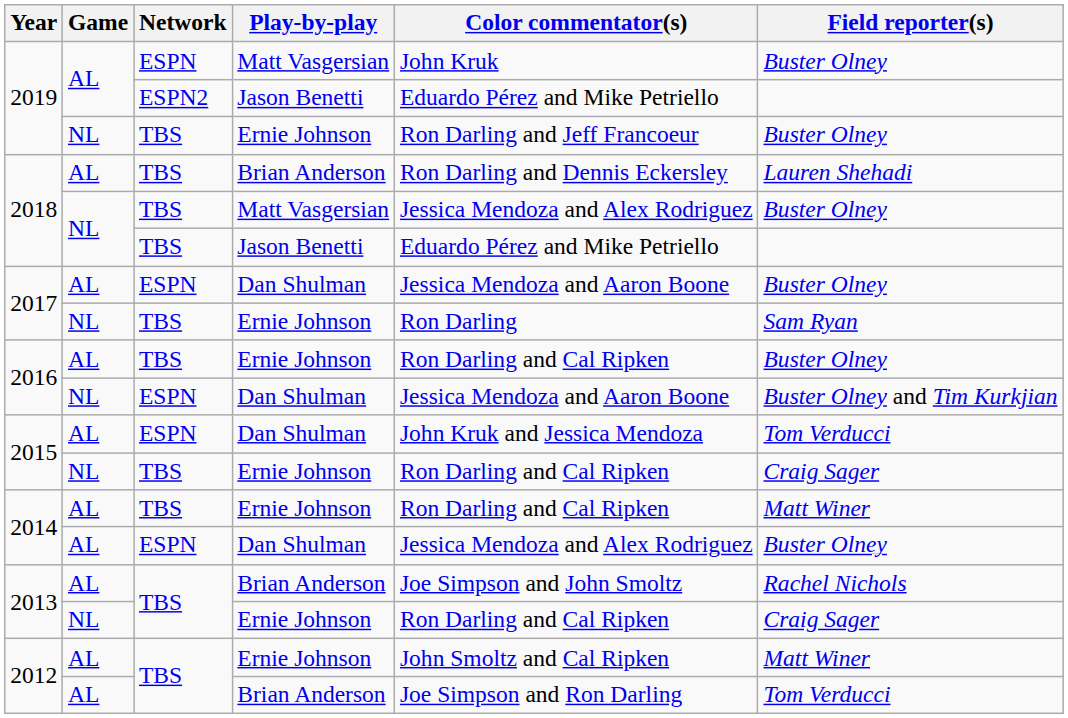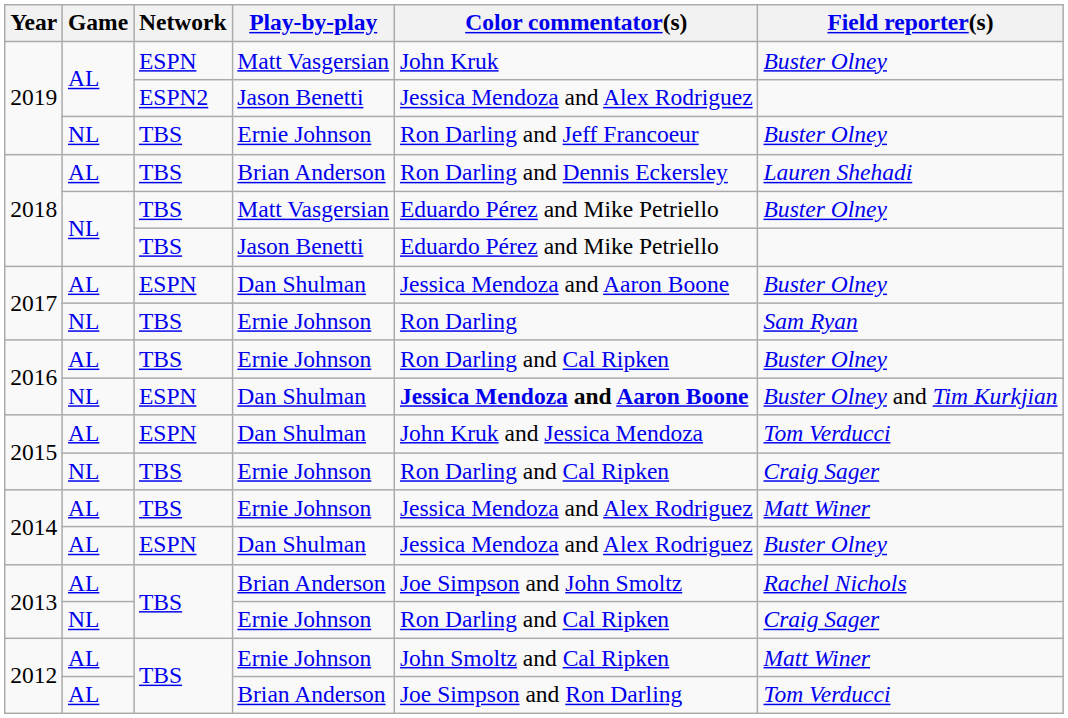(559, 97) Eduardo Pérez and Mike Petriello -> (576, 97) Jessica Mendoza and Alex Rodriguez
(576, 209) Jessica Mendoza and Alex Rodriguez -> (559, 209) Eduardo Pérez and Mike Petriello
(565, 396) normal -> (574, 396) bold
(535, 508) Ron Darling and Cal Ripken -> (576, 508) Jessica Mendoza and Alex Rodriguez
